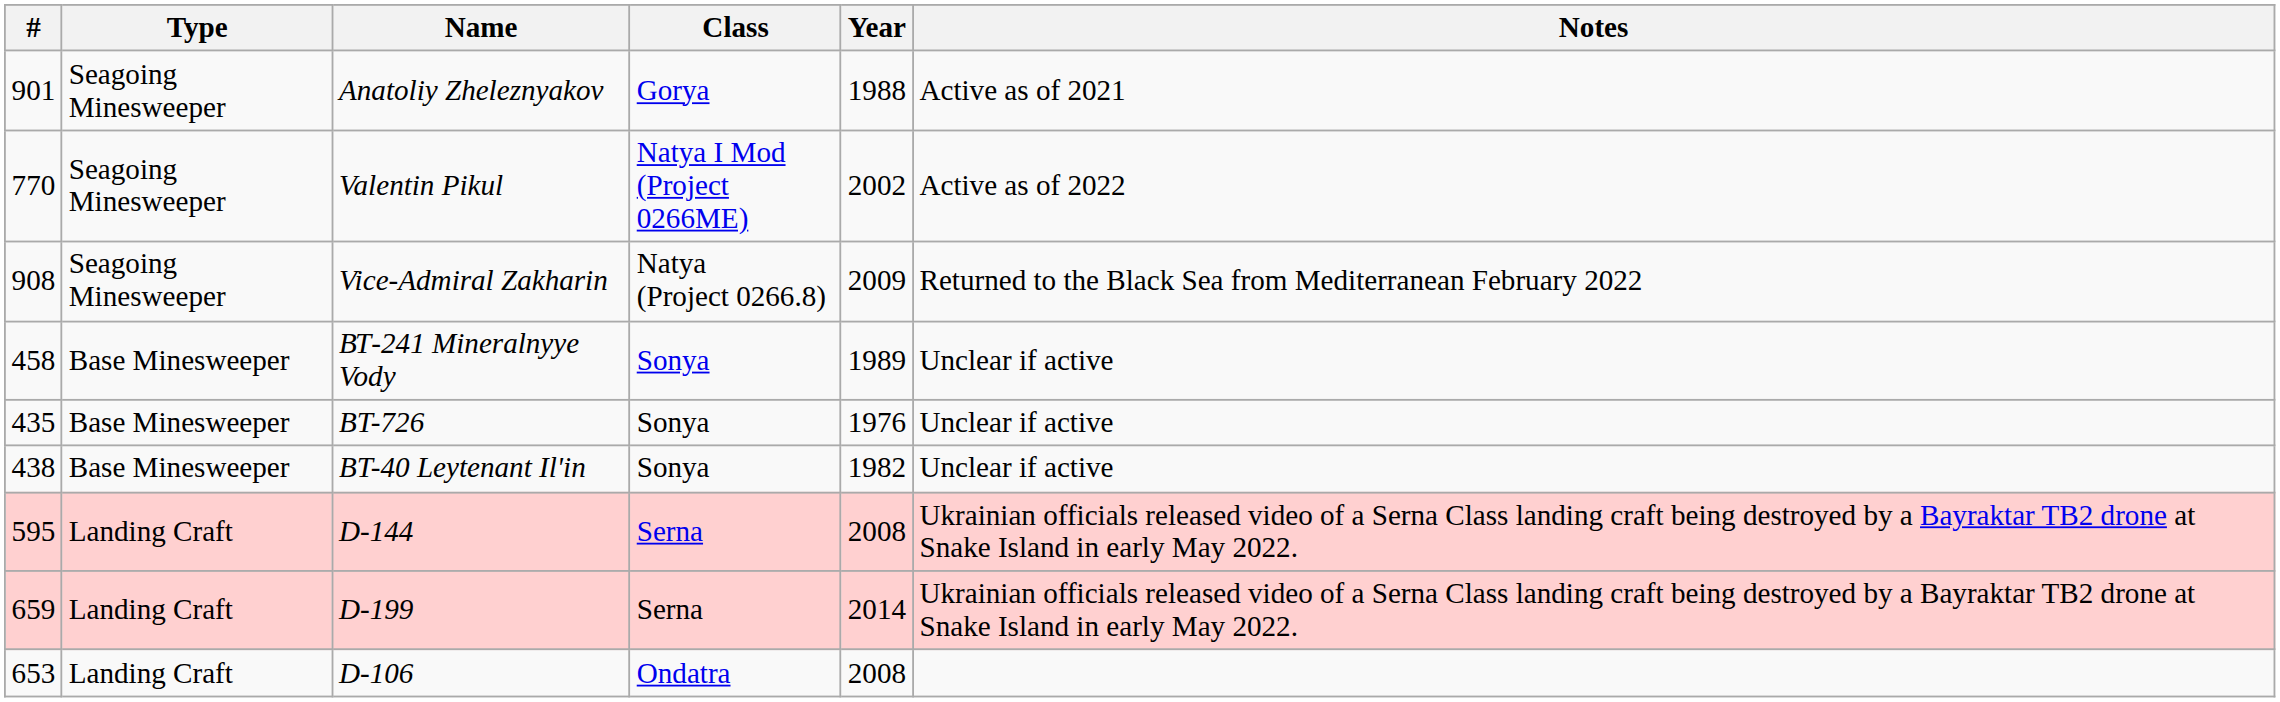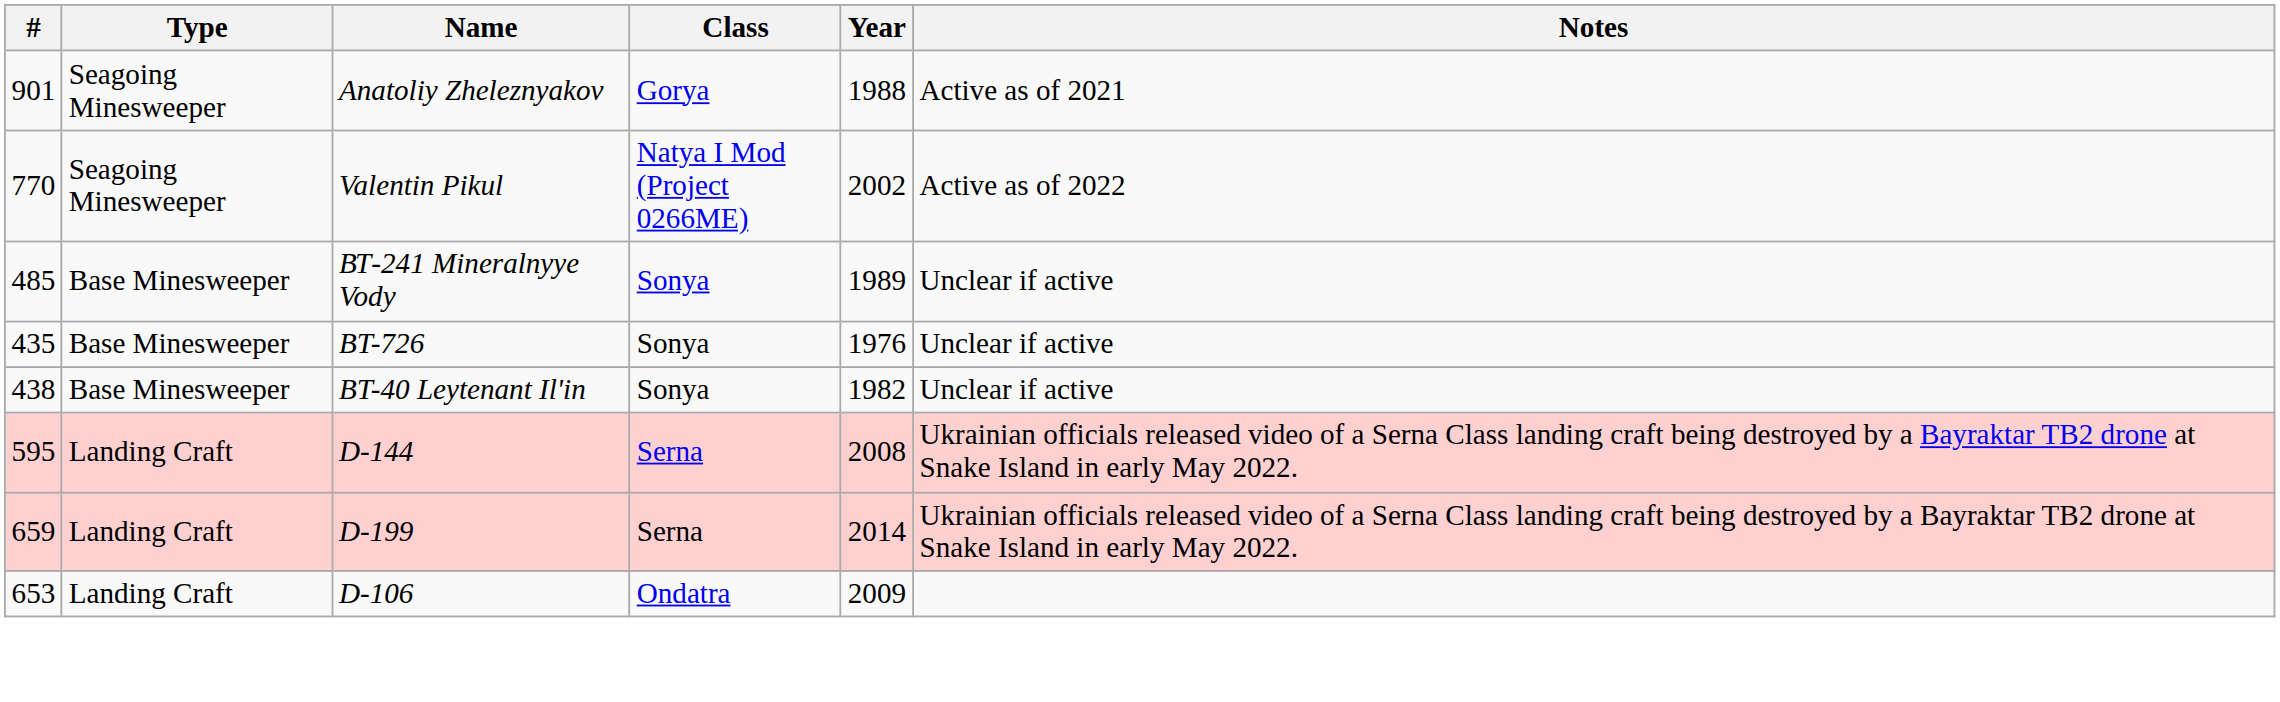- row: (473, 280)
(33, 359) 458 -> (33, 280) 485
(877, 672) 2008 -> (877, 593) 2009
